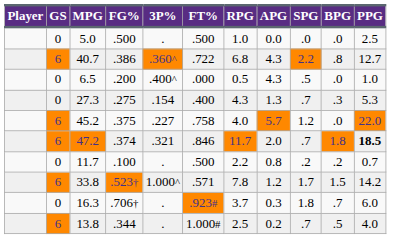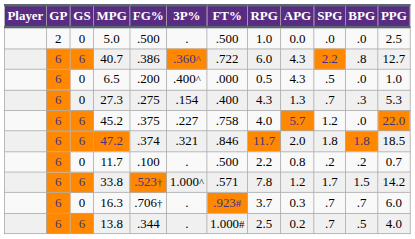+ column: (58, 16)
(240, 59) 6.8 -> (264, 59) 6.0
(306, 141) .7 -> (330, 141) 1.8
(370, 141) bold -> (394, 141) normal
(306, 203) 1.8 -> (330, 203) .7
